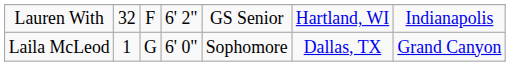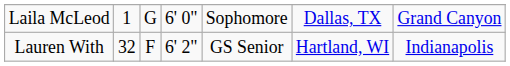rows swapped: (59, 46) <-> (59, 18)
